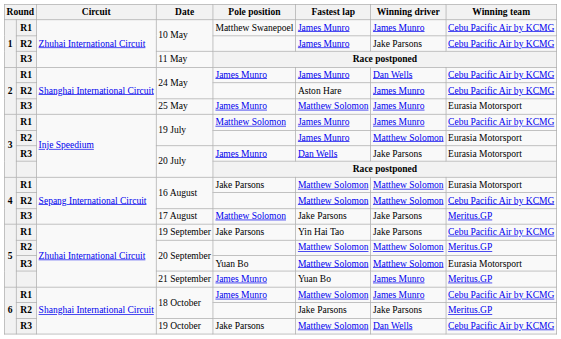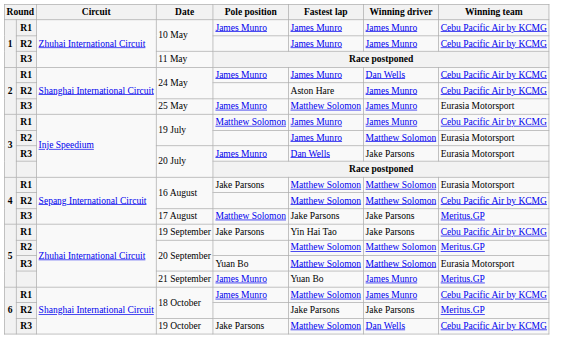(254, 27) Matthew Swanepoel -> (241, 27) James Munro
(397, 43) Jake Parsons -> (391, 43) James Munro
